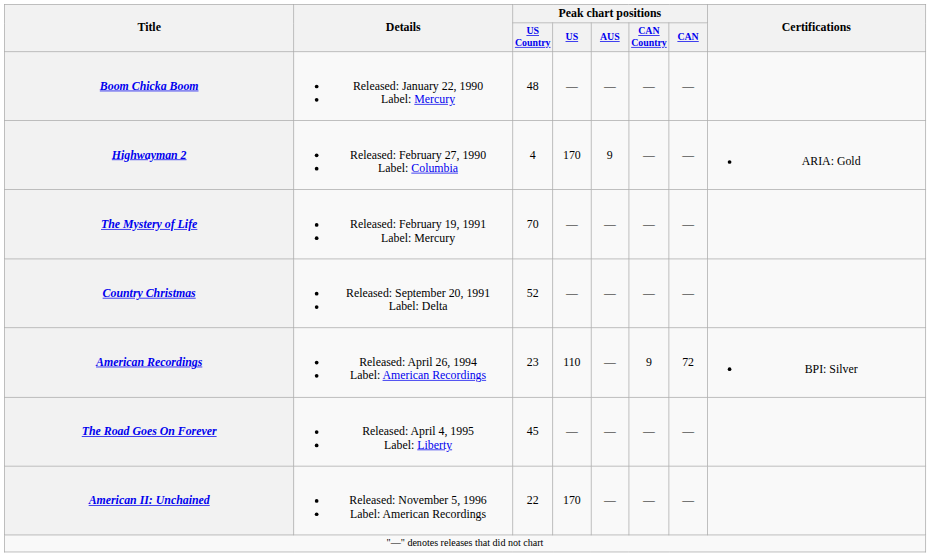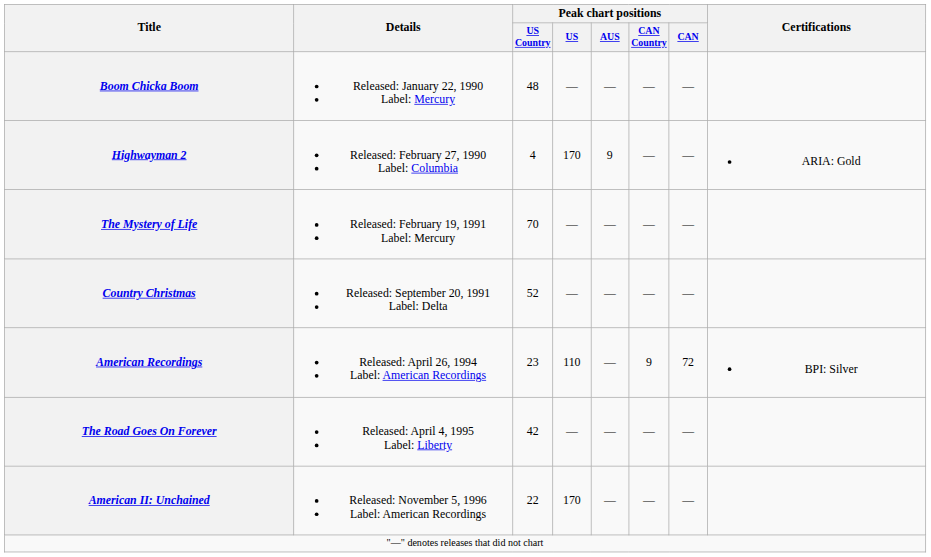(533, 431) 45 -> (533, 431) 42
